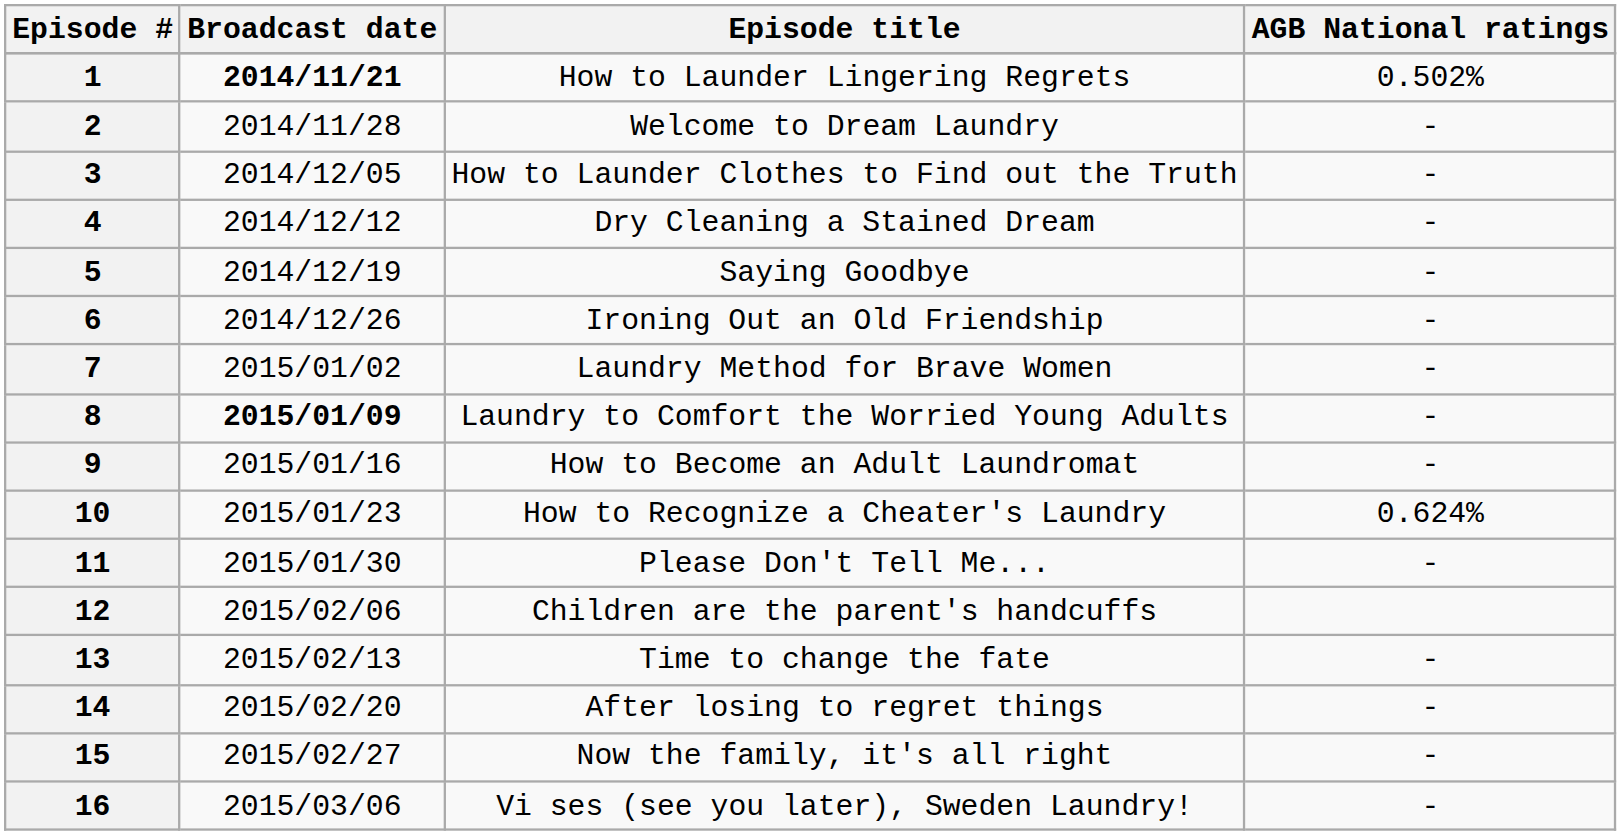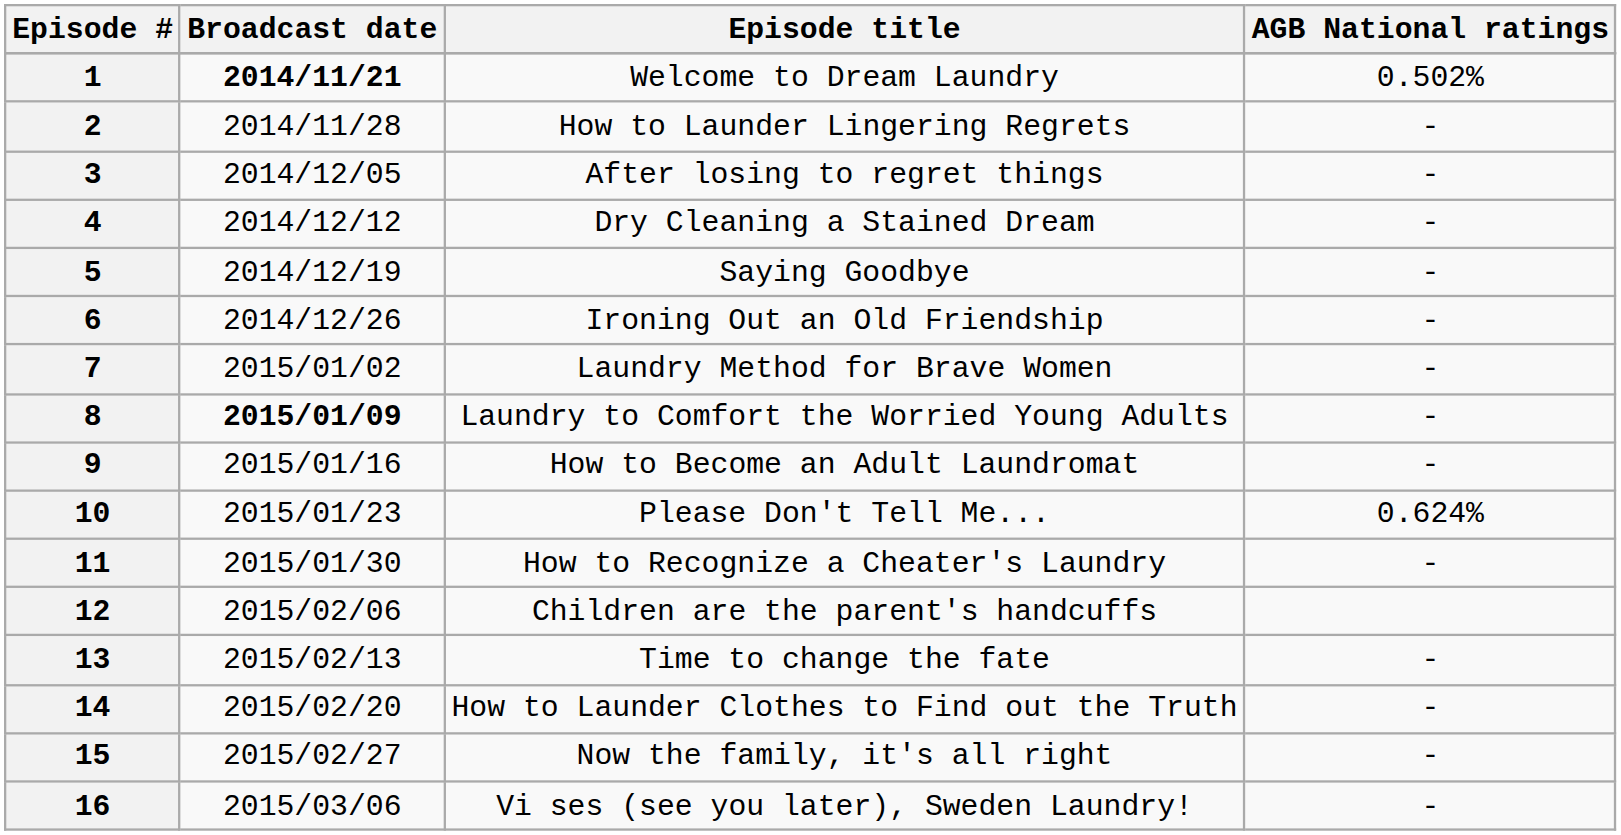(845, 78) How to Launder Lingering Regrets -> (845, 78) Welcome to Dream Laundry
(845, 126) Welcome to Dream Laundry -> (845, 126) How to Launder Lingering Regrets
(845, 175) How to Launder Clothes to Find out the Truth -> (845, 175) After losing to regret things
(845, 515) How to Recognize a Cheater's Laundry -> (845, 515) Please Don't Tell Me...
(845, 563) Please Don't Tell Me... -> (845, 563) How to Recognize a Cheater's Laundry
(845, 709) After losing to regret things -> (845, 709) How to Launder Clothes to Find out the Truth
